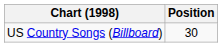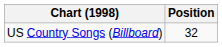(191, 32) 30 -> (191, 32) 32
